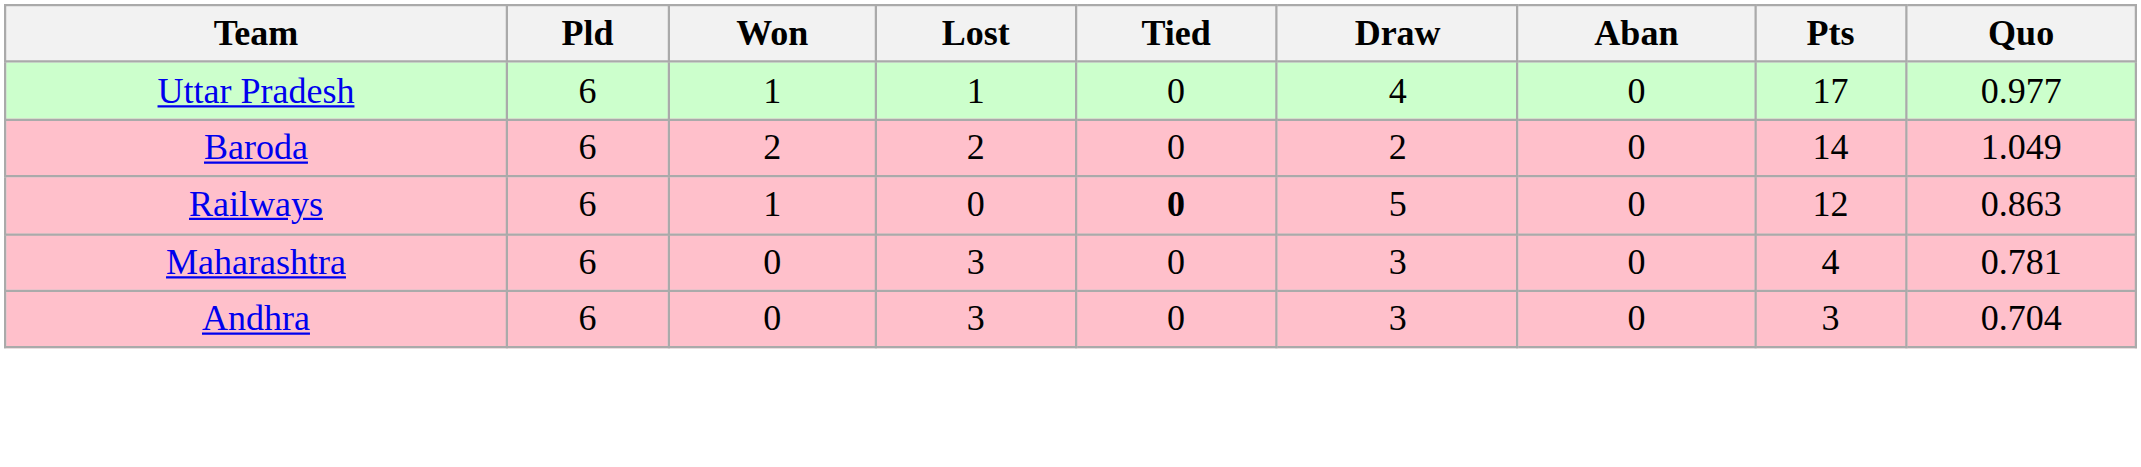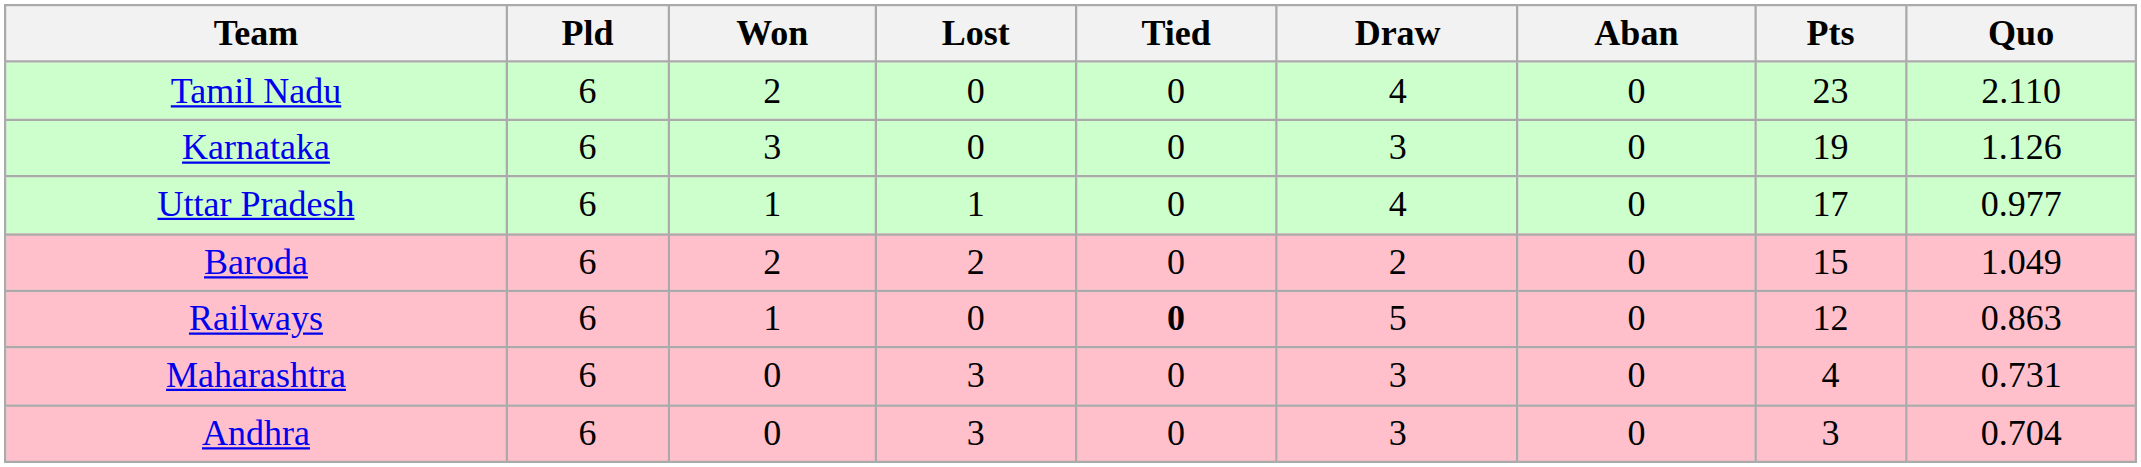+ row: (256, 90)
+ row: (256, 147)
(1831, 147) 14 -> (1831, 261) 15
(2021, 261) 0.781 -> (2021, 375) 0.731
